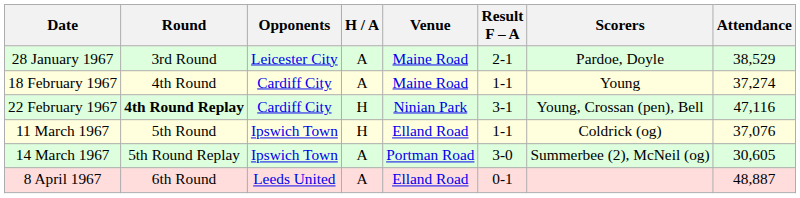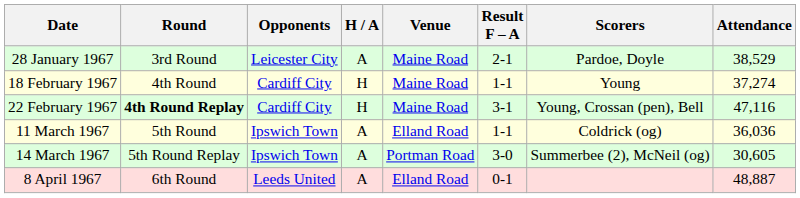(362, 82) A -> (362, 82) H
(430, 107) Ninian Park -> (430, 107) Maine Road
(362, 131) H -> (362, 131) A
(754, 131) 37,076 -> (754, 131) 36,036
